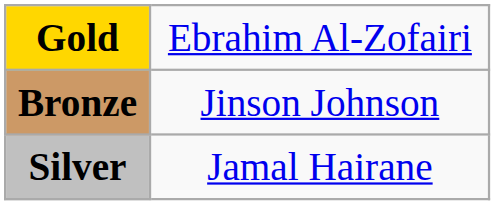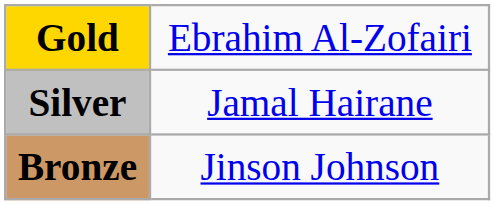rows swapped: (78, 165) <-> (77, 101)
